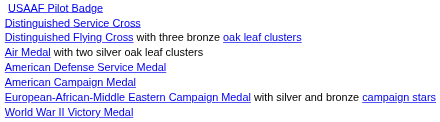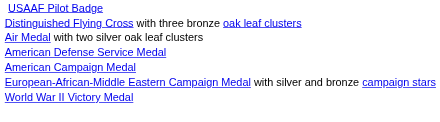- row: (73, 23)
